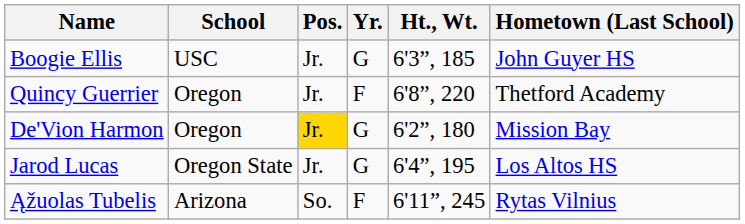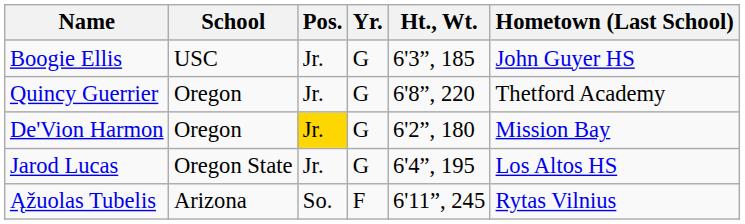(359, 93) F -> (361, 93) G
